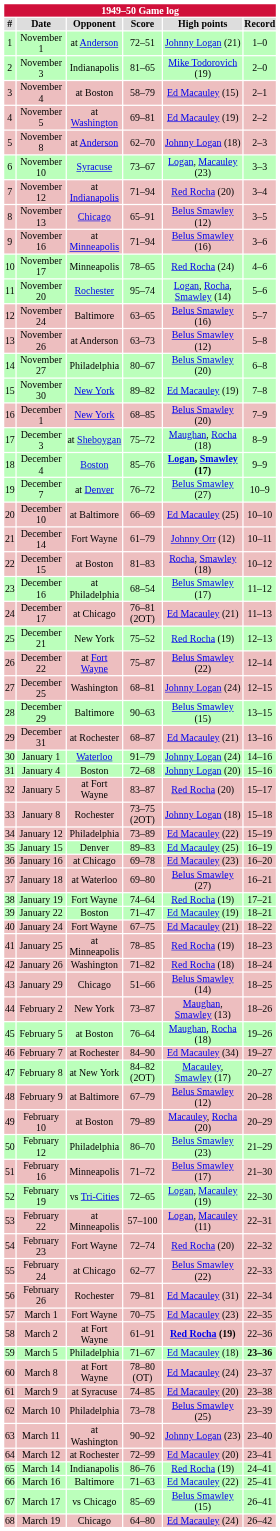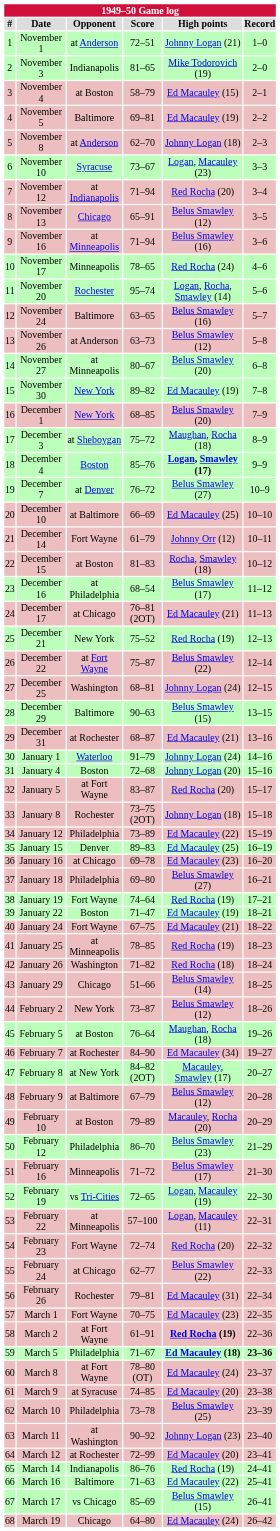(94, 117) at Washington -> (94, 117) Baltimore
(94, 365) Philadelphia -> (94, 365) at Minneapolis
(94, 880) at Waterloo -> (94, 880) Philadelphia
(203, 1009) Maughan, Smawley (13) -> (203, 1009) Belus Smawley (12)
(203, 1353) normal -> (203, 1353) bold
